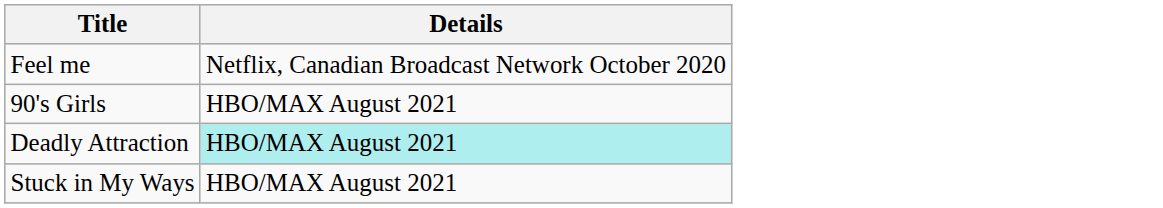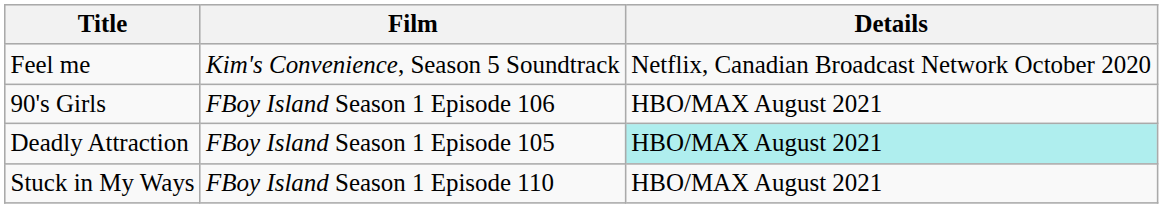+ column: (413, 24)
